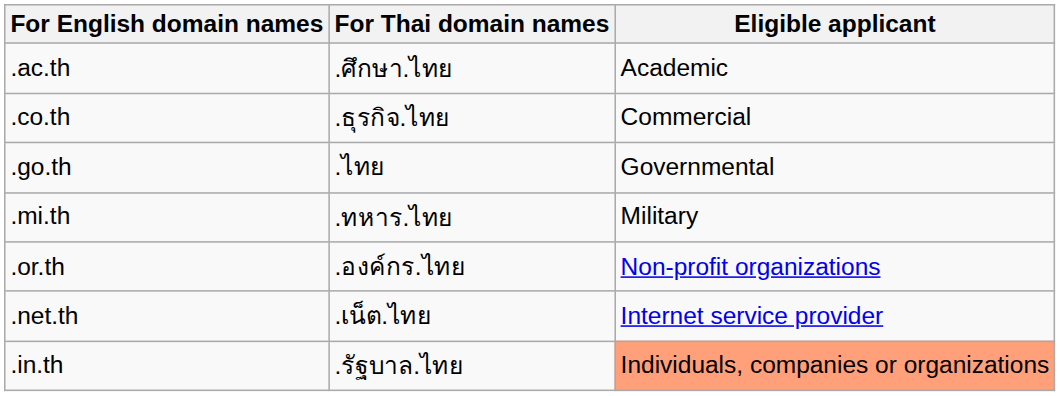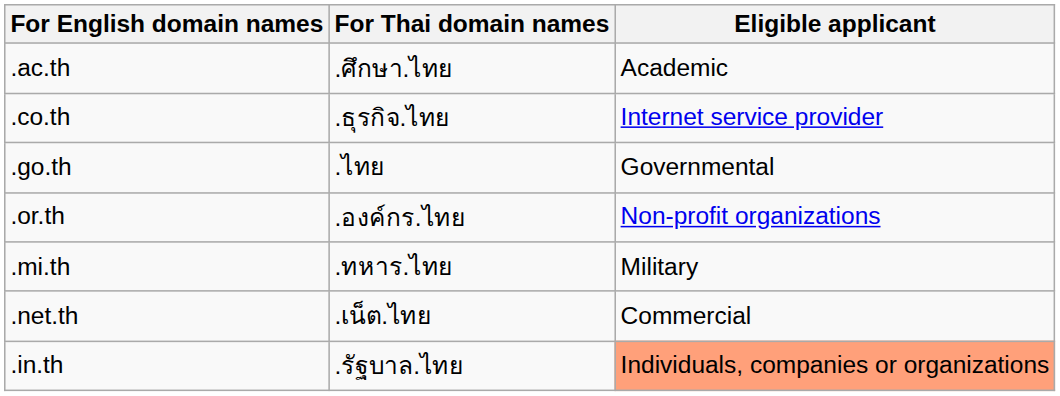(686, 117) Commercial -> (752, 117) Internet service provider
rows swapped: (40, 216) <-> (38, 266)
(752, 315) Internet service provider -> (686, 315) Commercial
